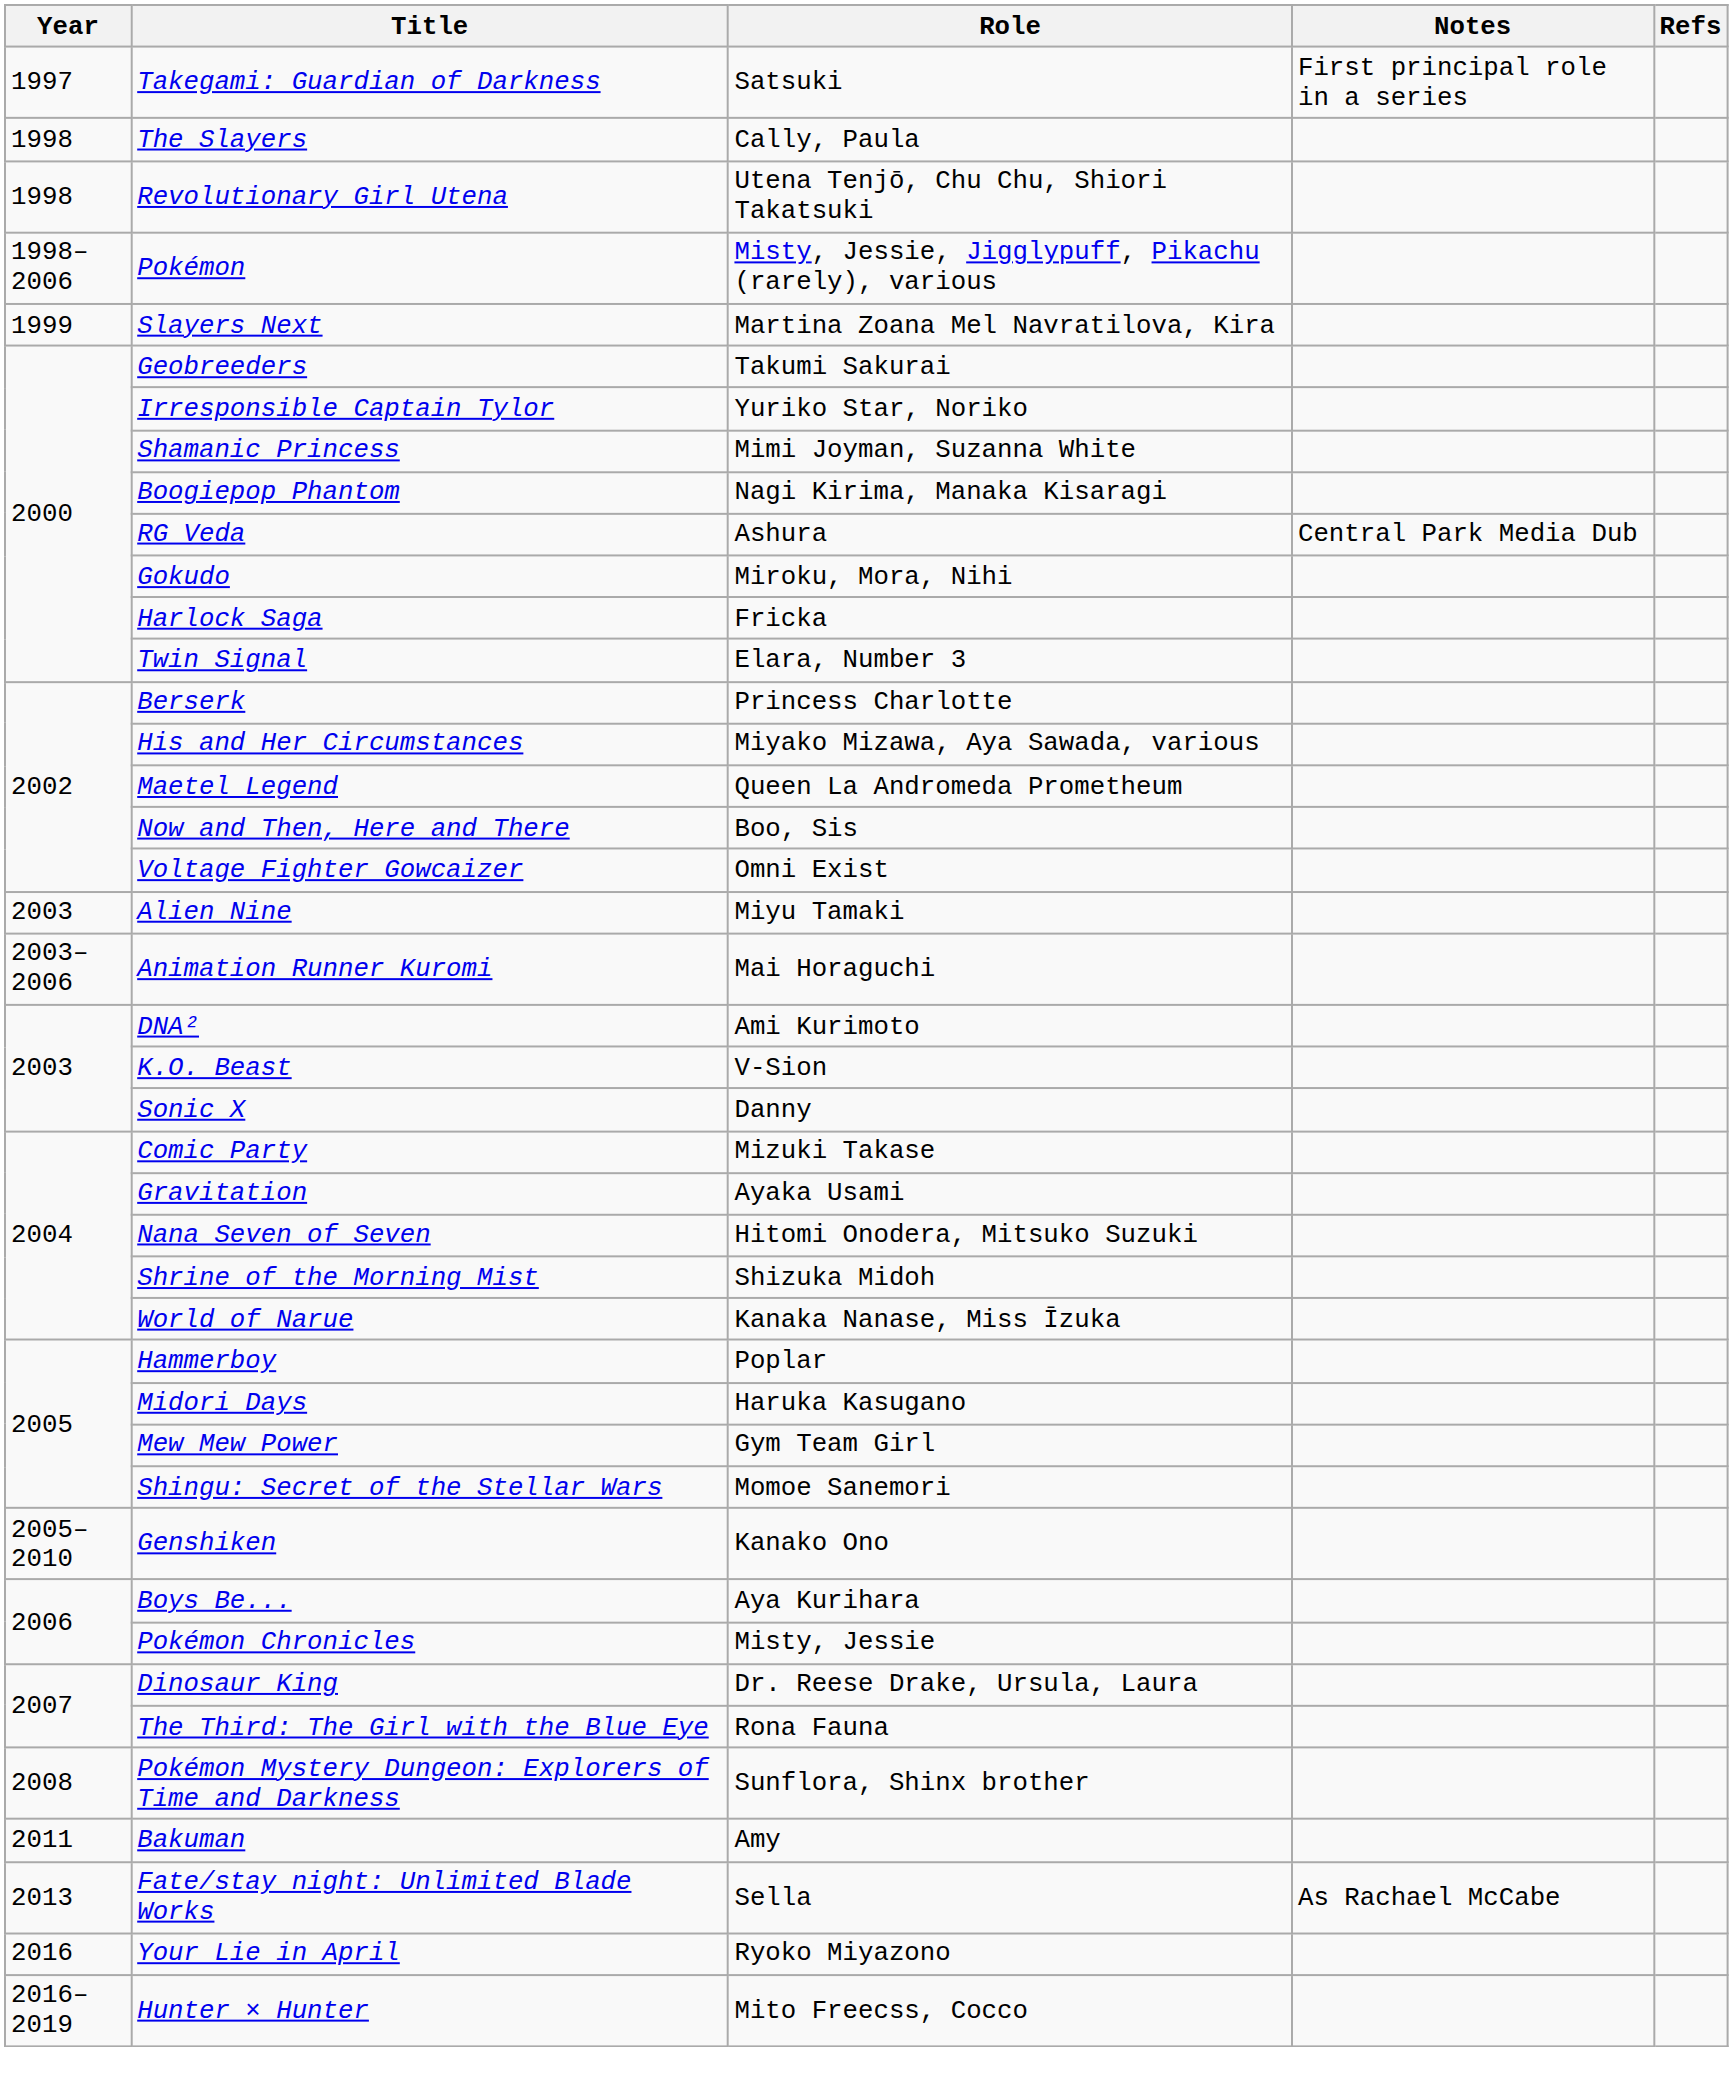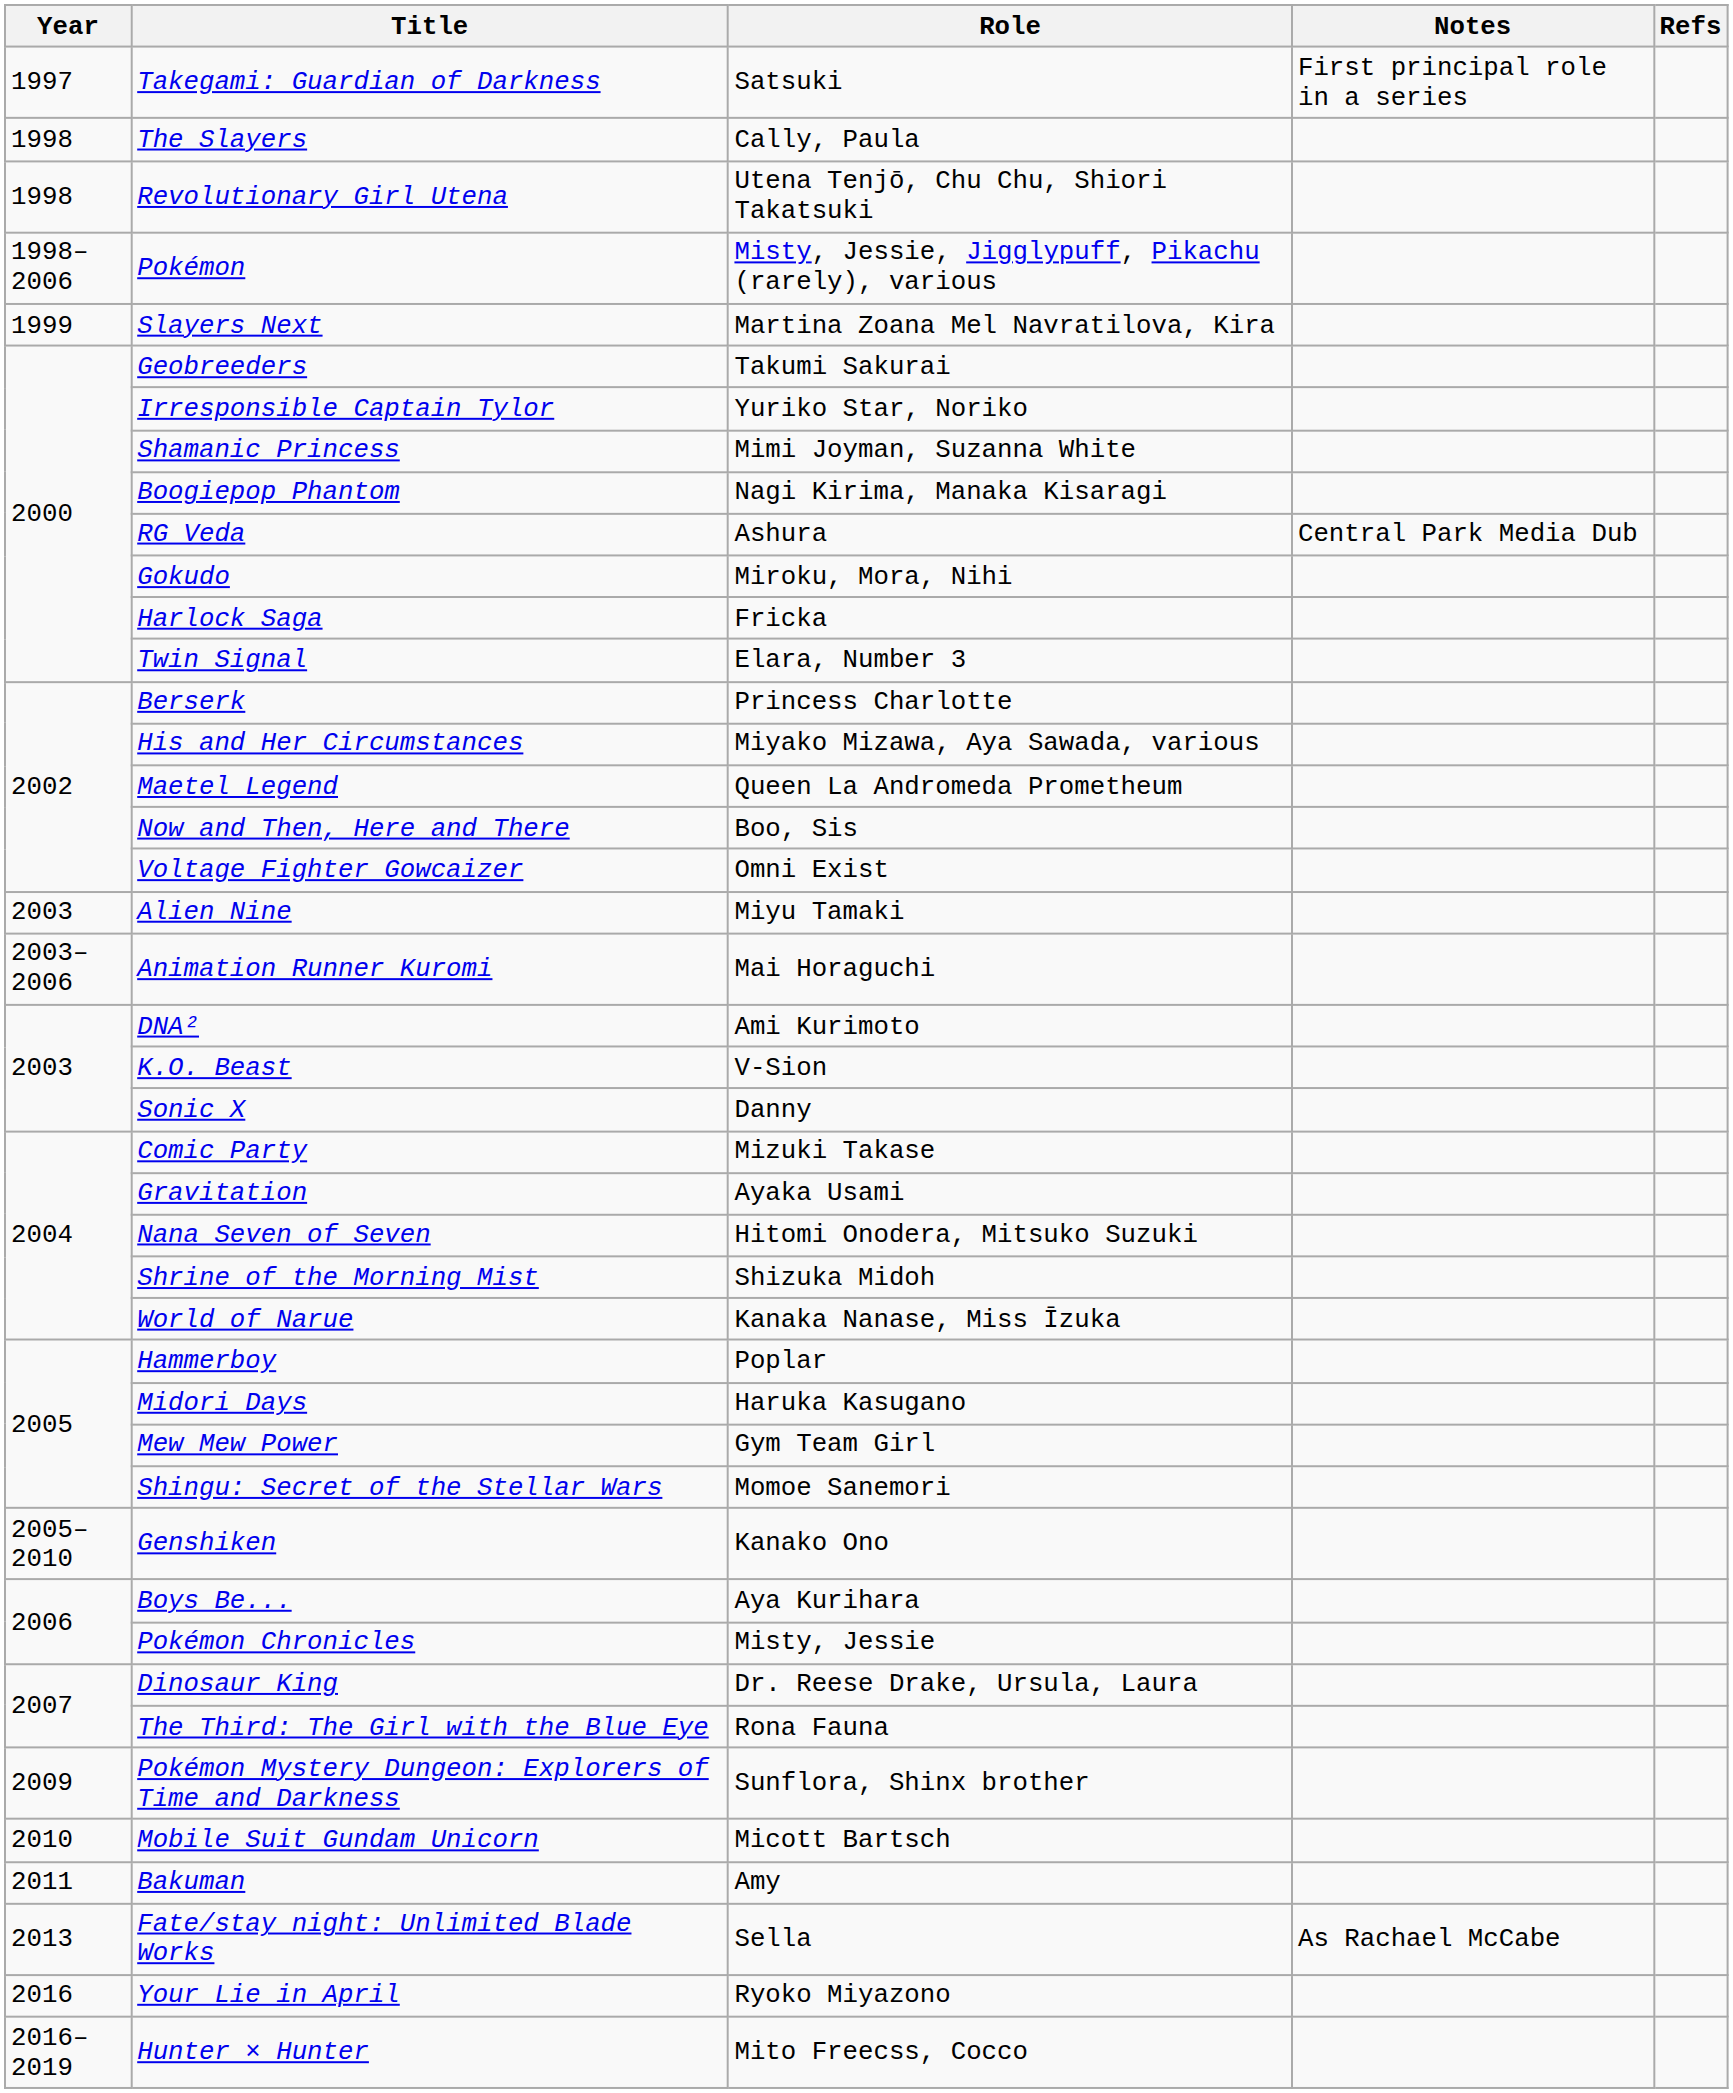(42, 1783) 2008 -> (42, 1783) 2009
+ row: (338, 1840)
